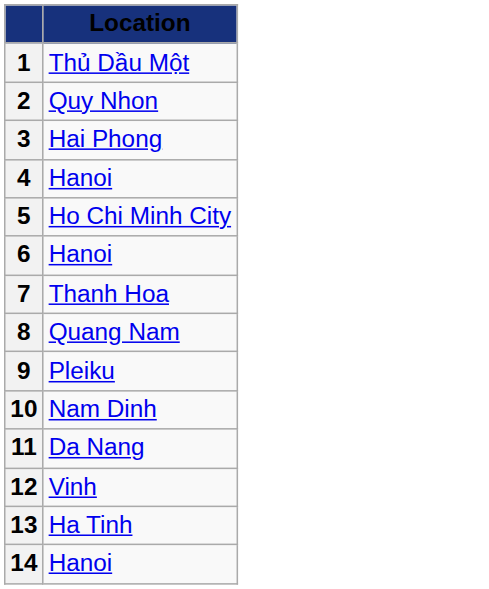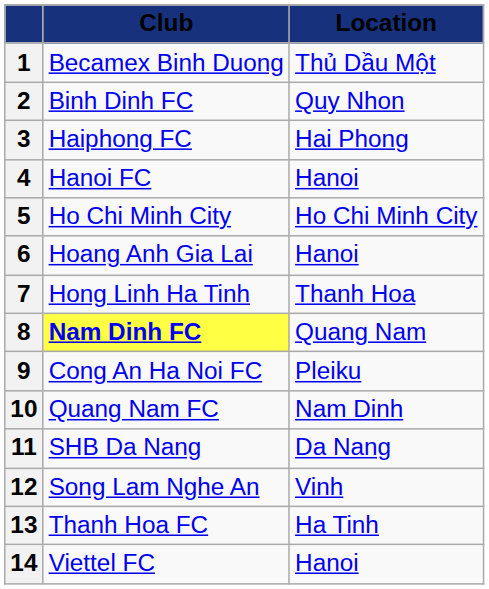+ column: (166, 23)
